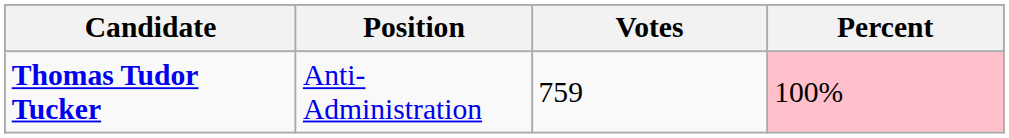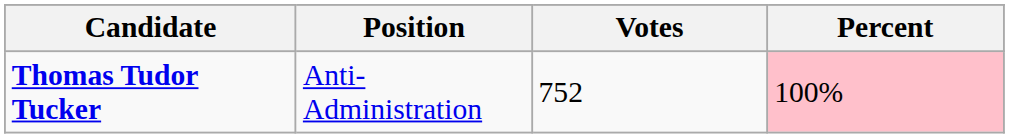(561, 91) 759 -> (561, 91) 752
